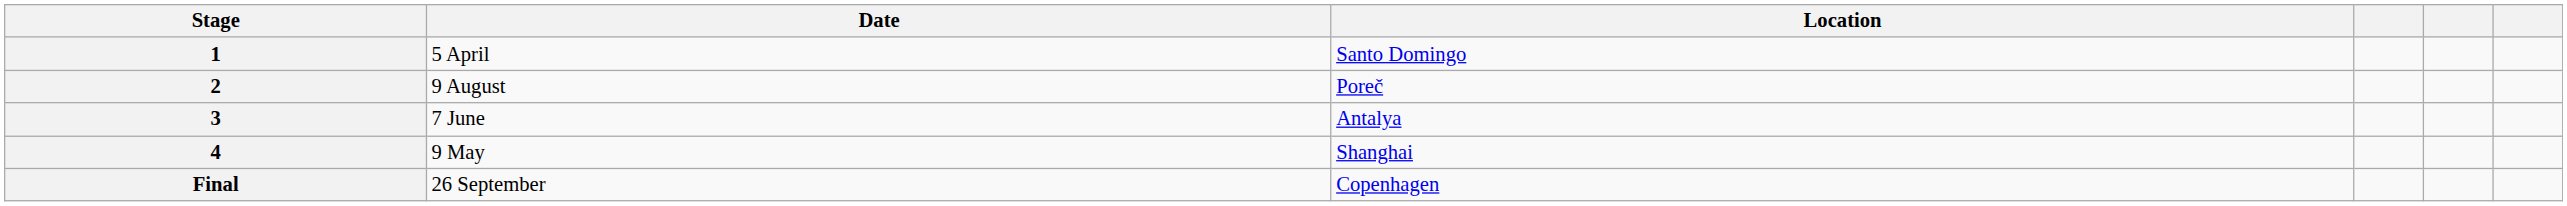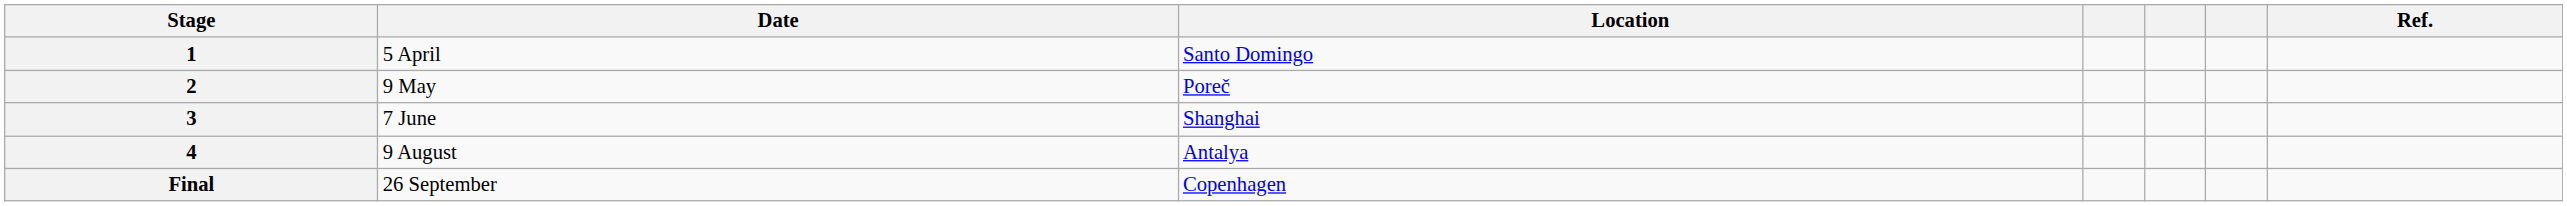+ column: (2415, 20)
(469, 86) 9 August -> (409, 86) 9 May
(1369, 119) Antalya -> (1221, 119) Shanghai
(458, 151) 9 May -> (420, 151) 9 August
(1375, 151) Shanghai -> (1216, 151) Antalya
